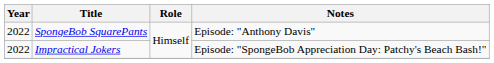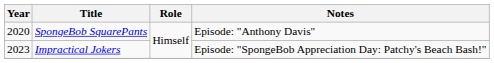(18, 31) 2022 -> (18, 31) 2020
(18, 49) 2022 -> (18, 49) 2023
